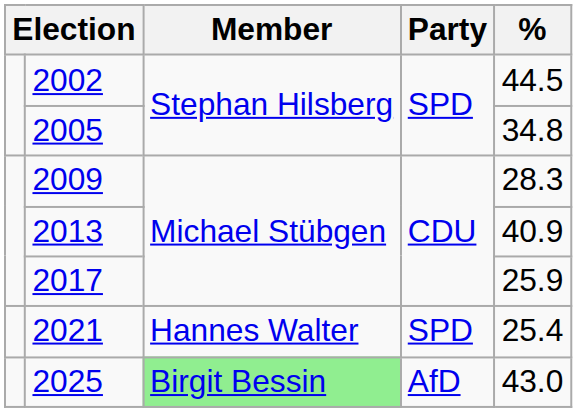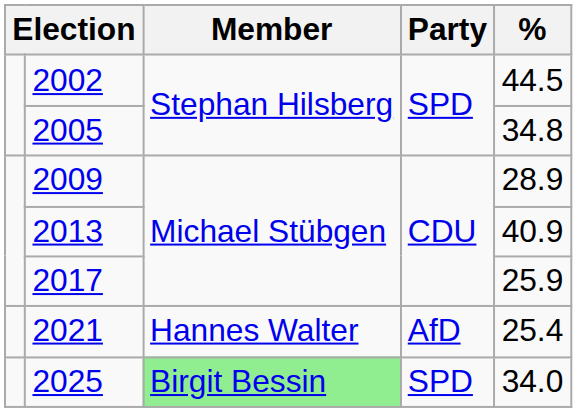(532, 180) 28.3 -> (532, 180) 28.9
(440, 331) SPD -> (434, 331) AfD
(434, 381) AfD -> (440, 381) SPD
(532, 381) 43.0 -> (532, 381) 34.0
